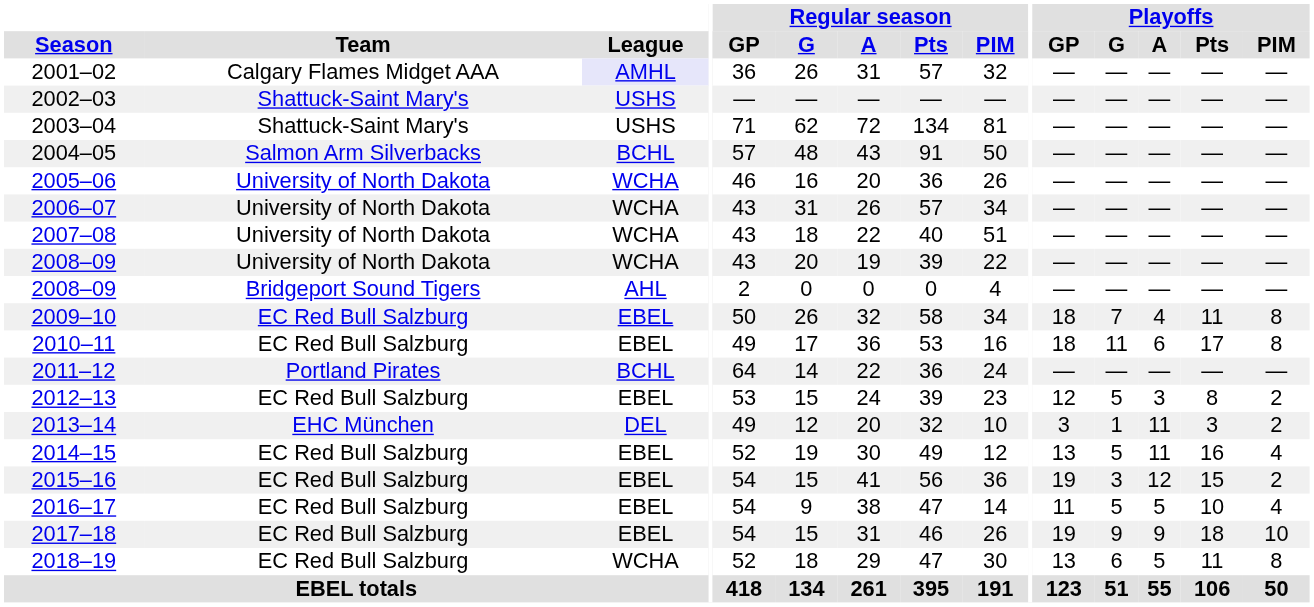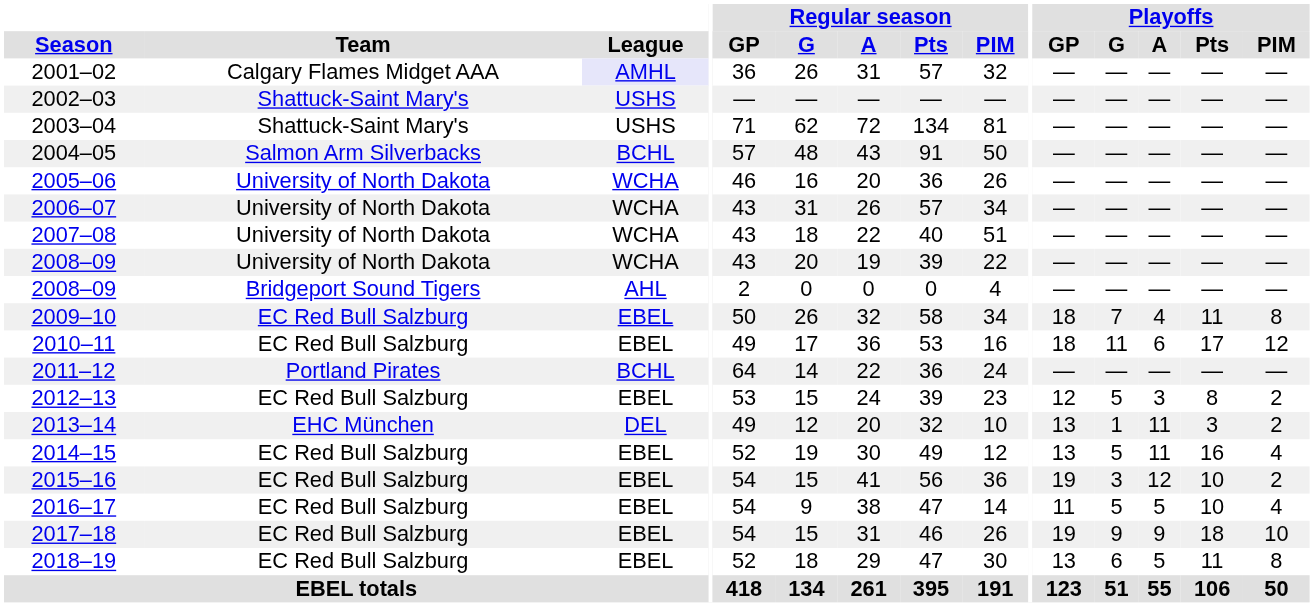(1276, 343) 8 -> (1276, 343) 12
(1064, 425) 3 -> (1064, 425) 13
(1212, 479) 15 -> (1212, 479) 10
(646, 561) WCHA -> (646, 561) EBEL
